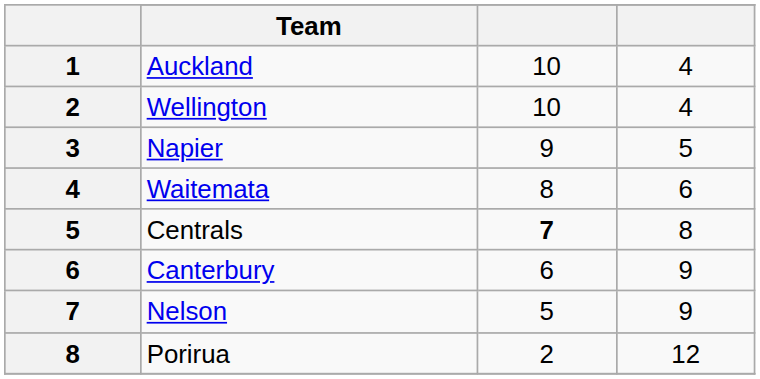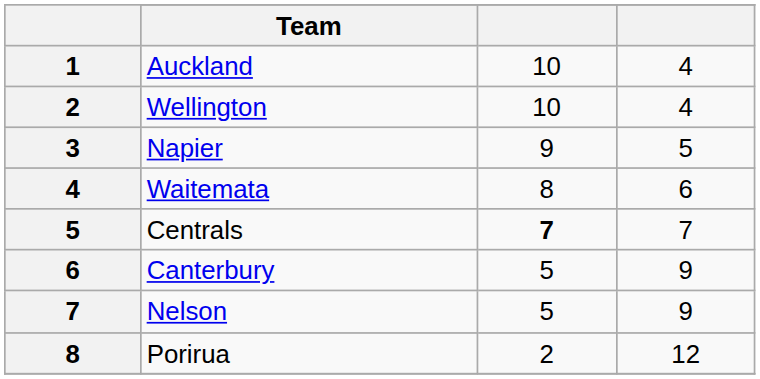(686, 230) 8 -> (686, 230) 7
(547, 271) 6 -> (547, 271) 5
